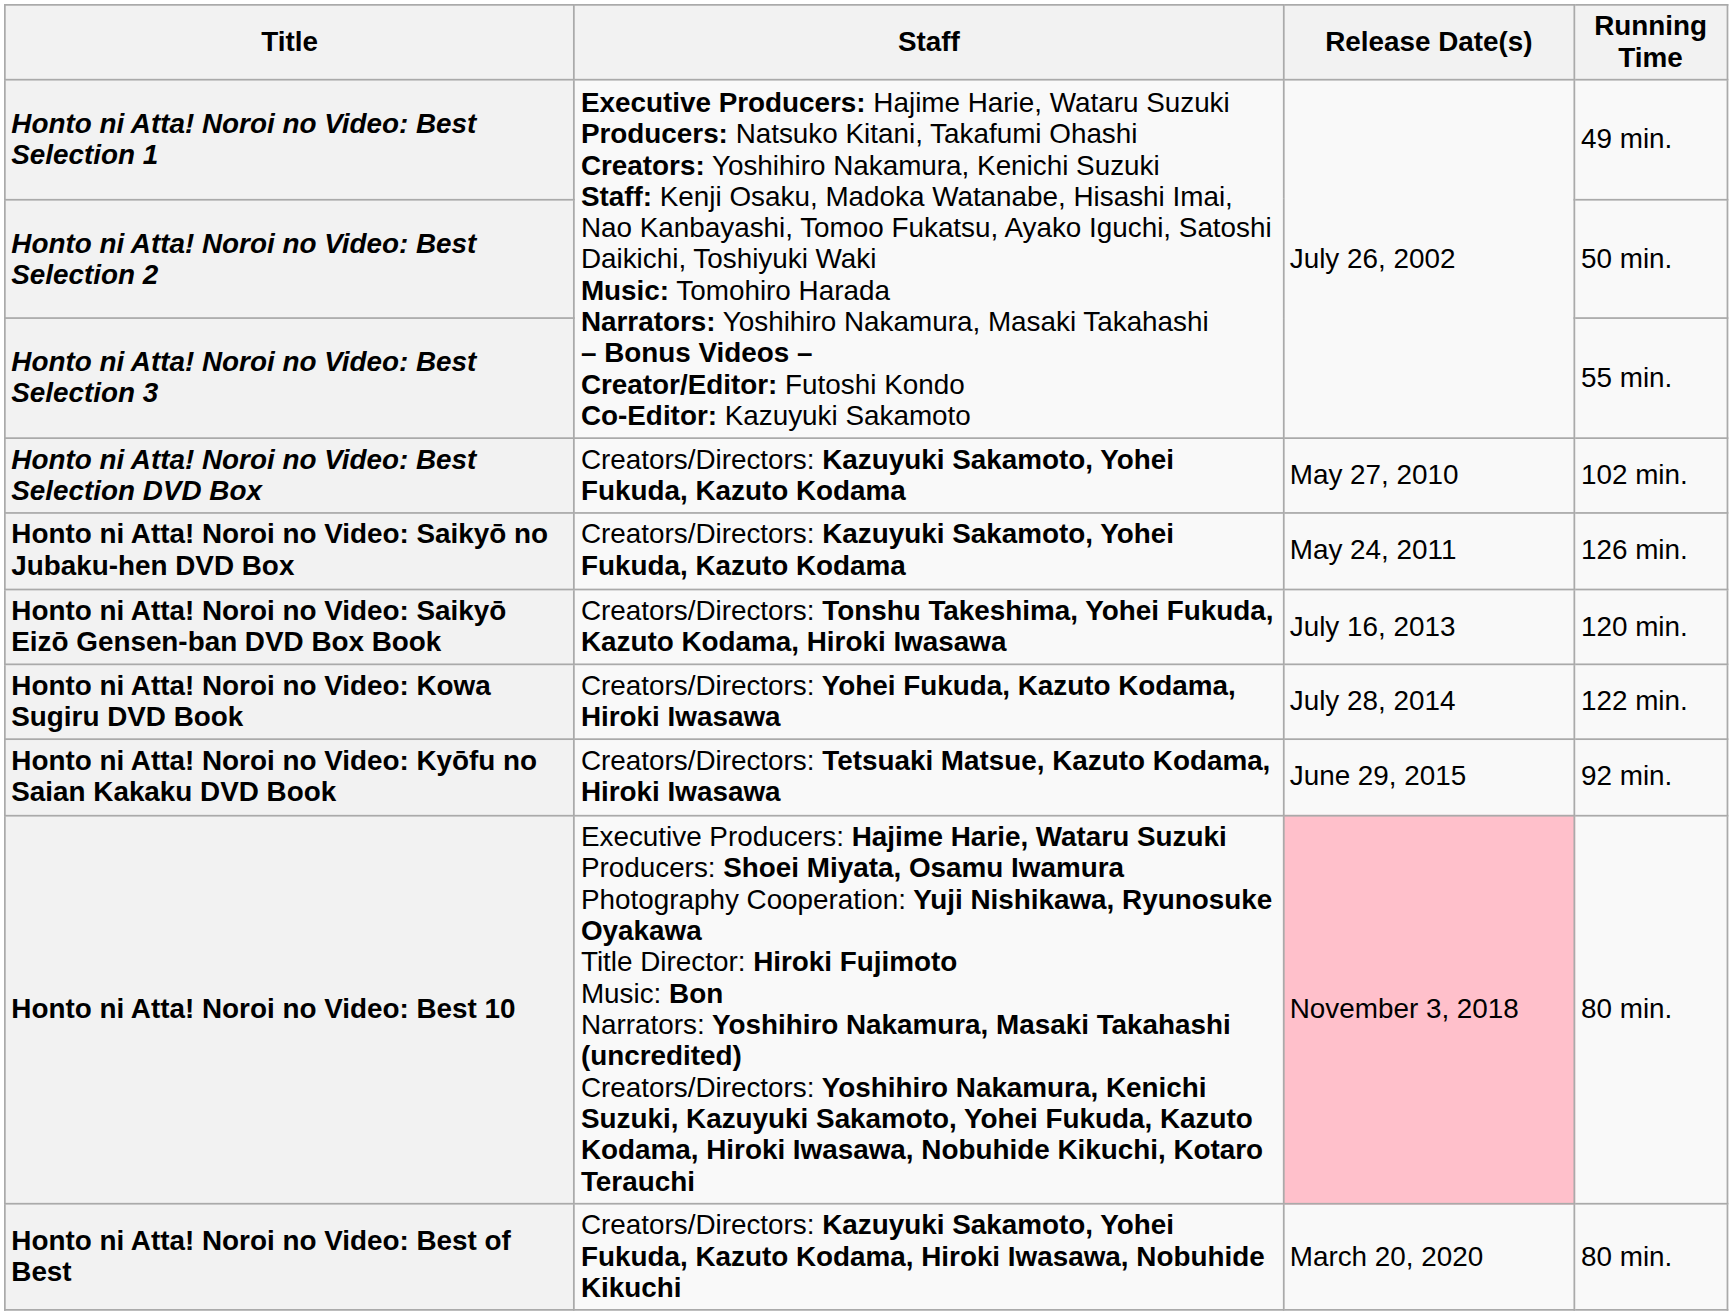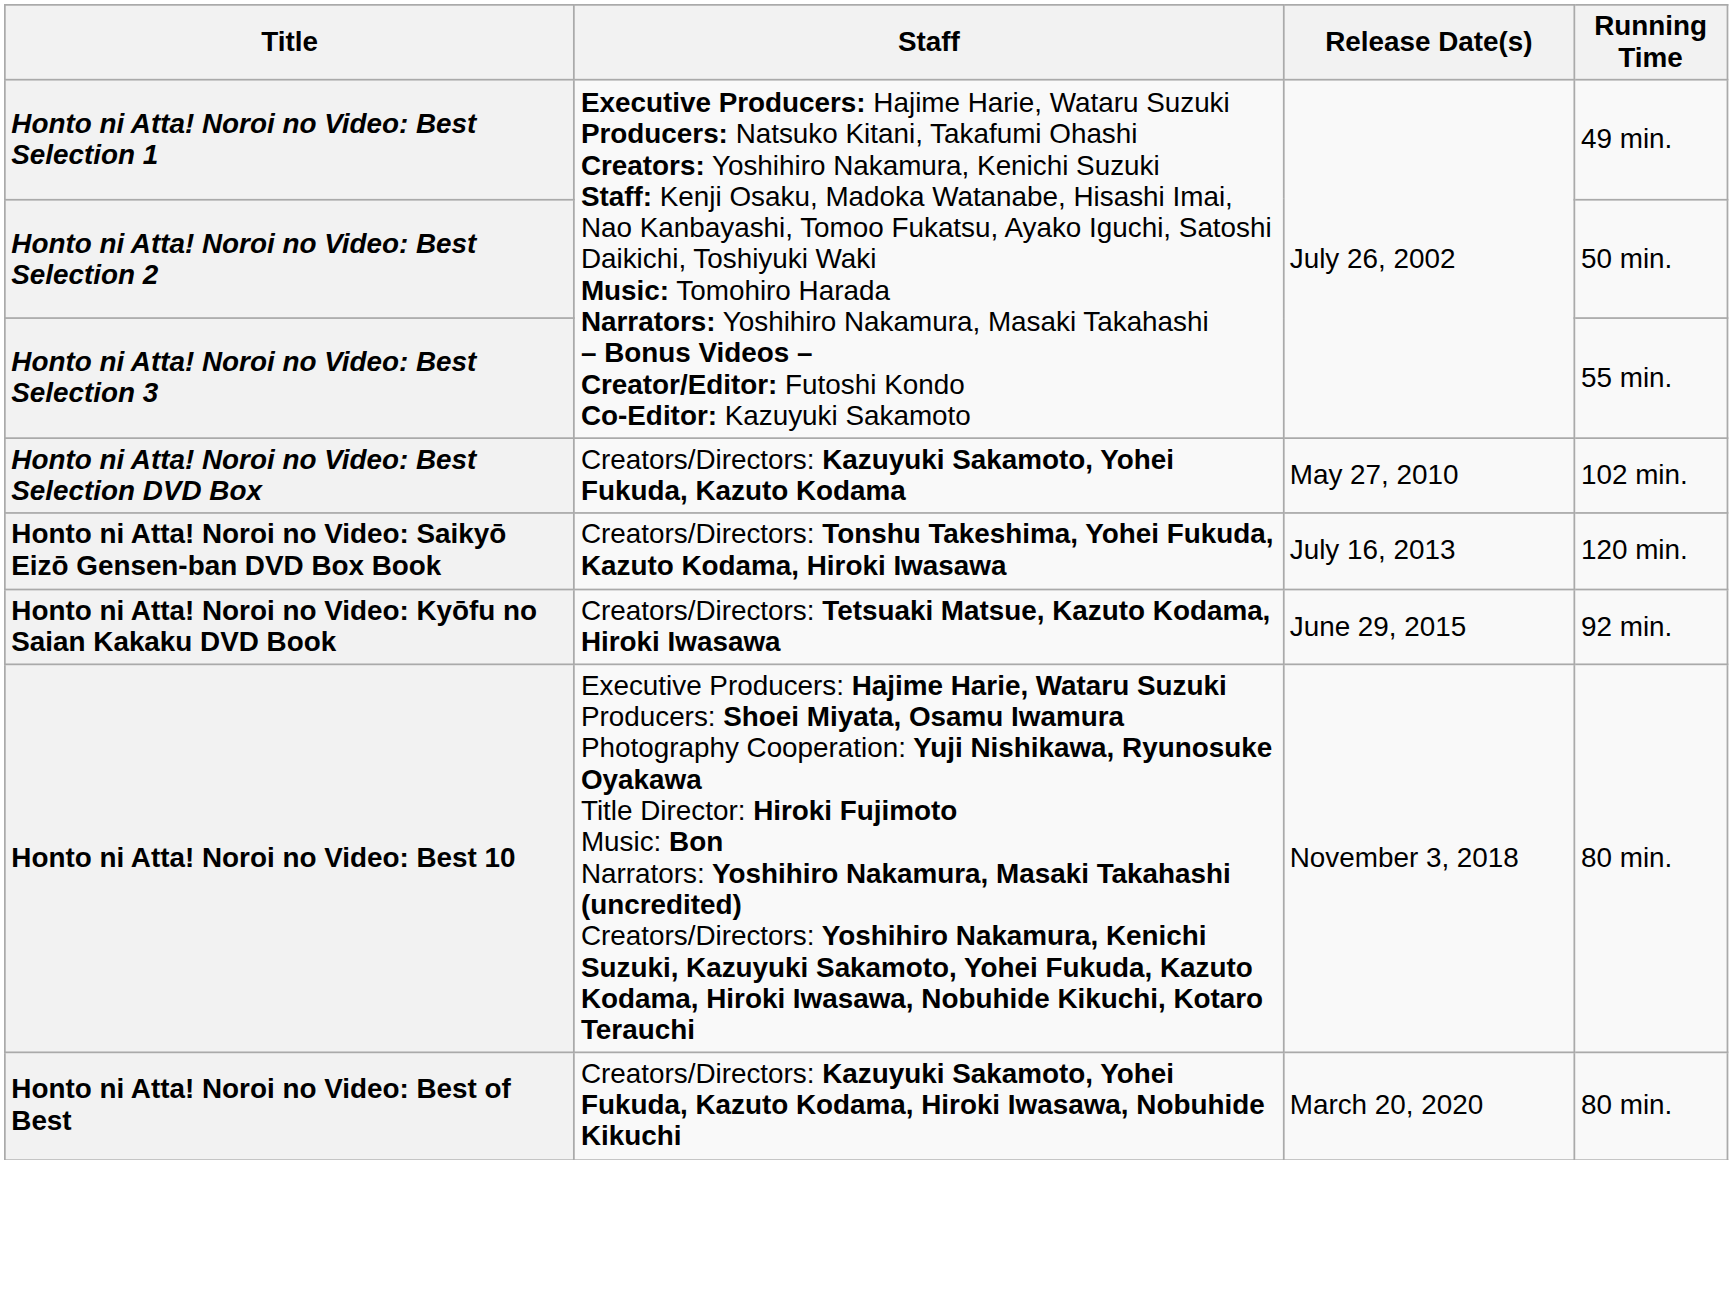- row: (280, 550)
- row: (251, 701)
(1404, 1009) pink background -> (1404, 858) no background
